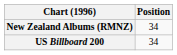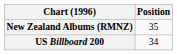(154, 27) 34 -> (154, 27) 35
